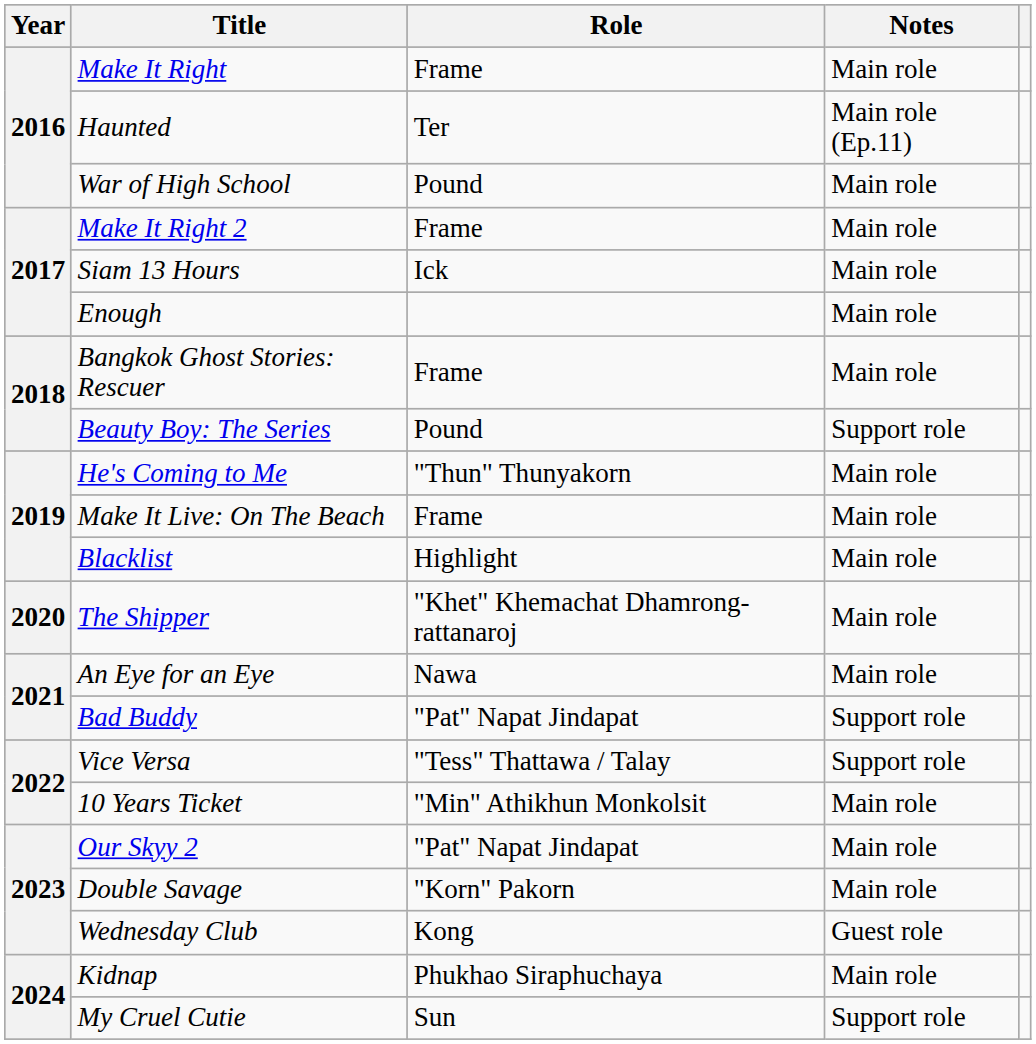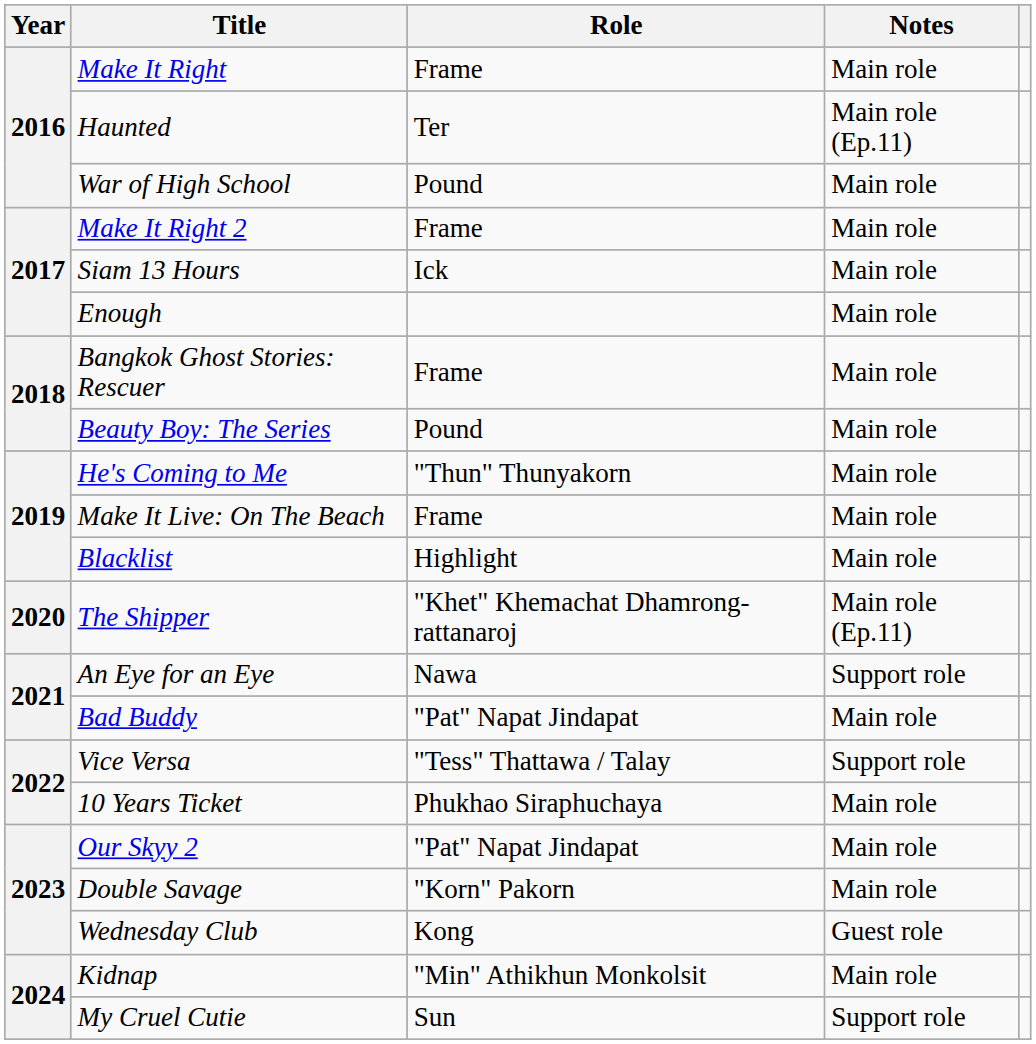(898, 429) Support role -> (884, 429) Main role
(884, 616) Main role -> (884, 616) Main role (Ep.11)
(884, 674) Main role -> (898, 674) Support role
(898, 717) Support role -> (884, 717) Main role
(560, 803) "Min" Athikhun Monkolsit -> (538, 803) Phukhao Siraphuchaya
(538, 974) Phukhao Siraphuchaya -> (560, 974) "Min" Athikhun Monkolsit
